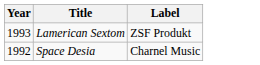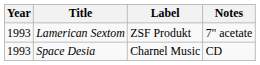+ column: (229, 13)
(19, 51) 1992 -> (19, 51) 1993
